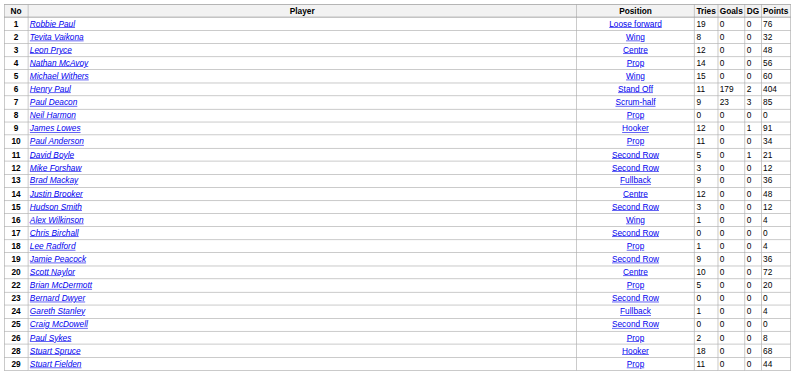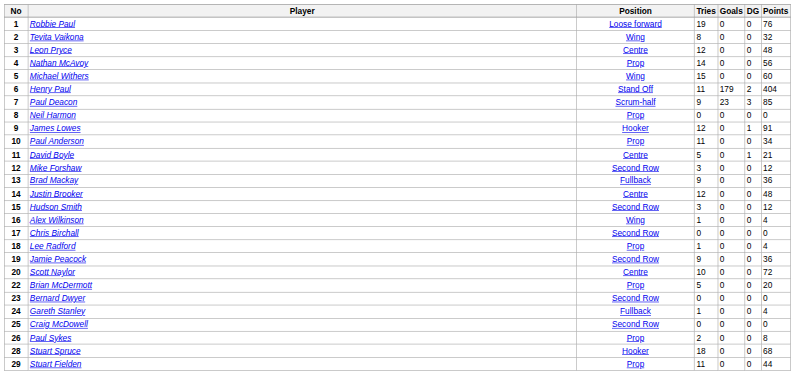(635, 154) Second Row -> (635, 154) Centre
